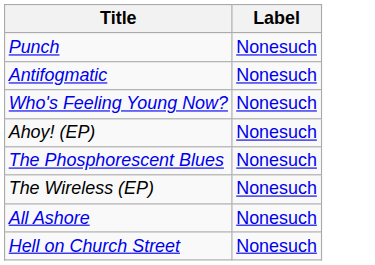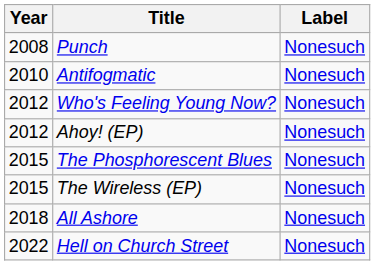+ column: (29, 18)
